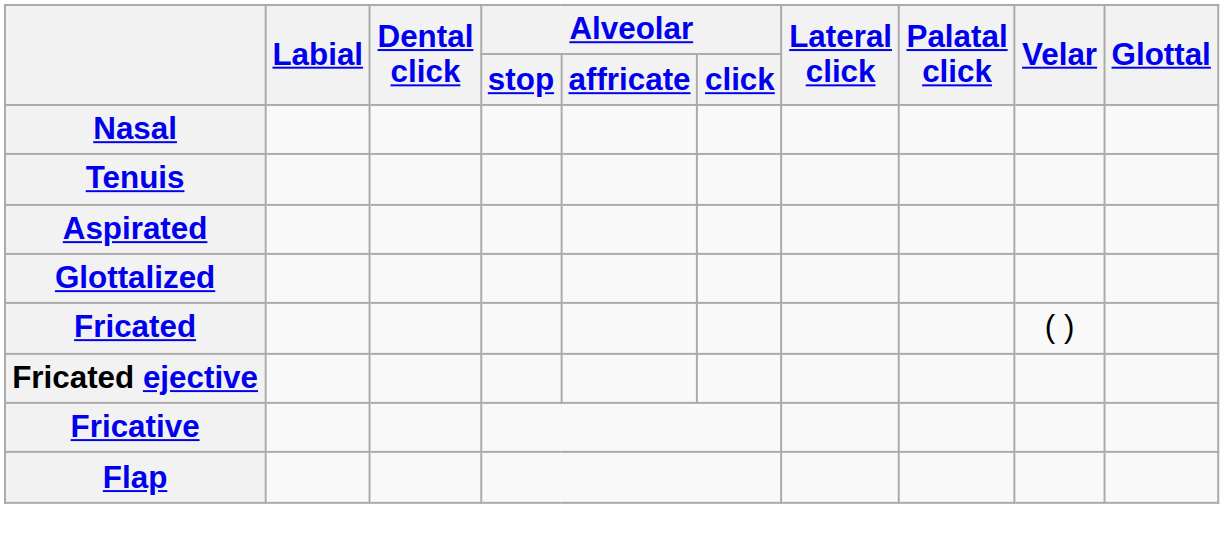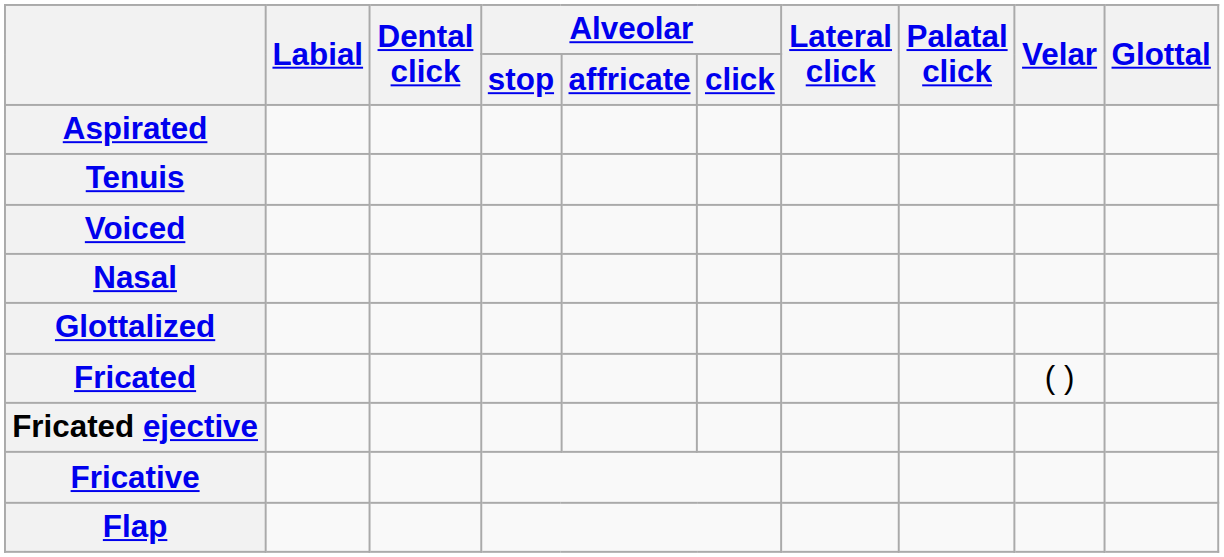rows swapped: (135, 228) <-> (135, 128)
+ row: (135, 228)
